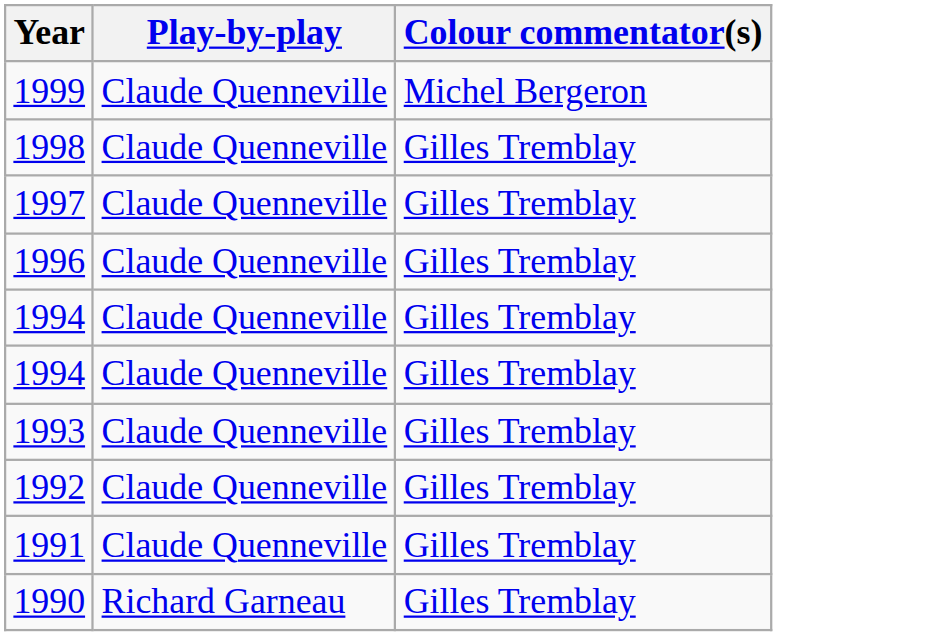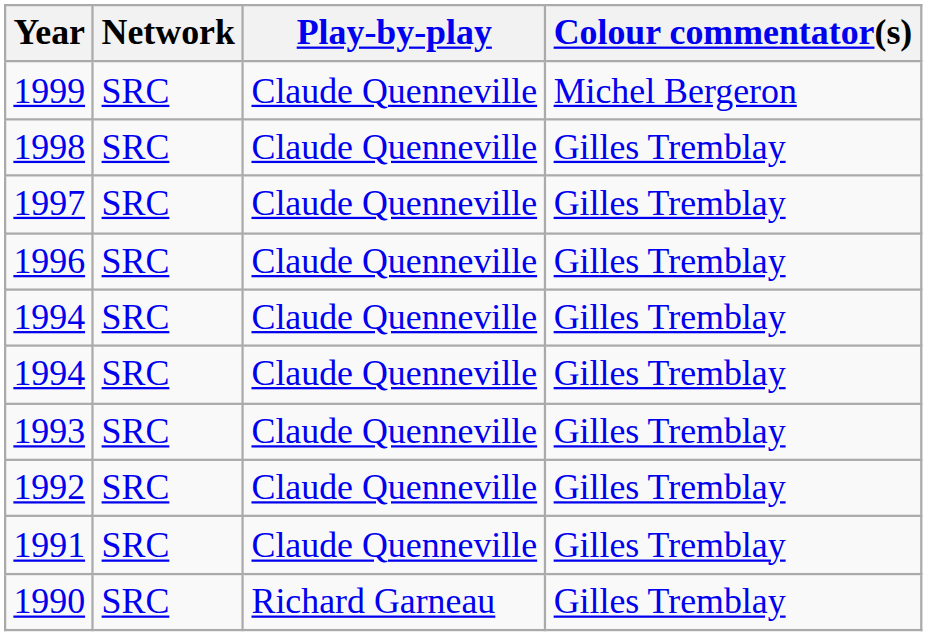+ column: (168, 32)
